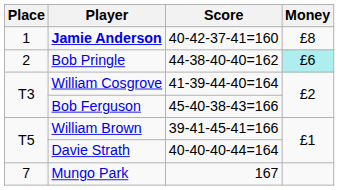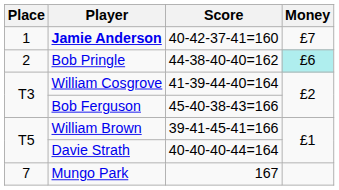(308, 38) £8 -> (308, 38) £7
